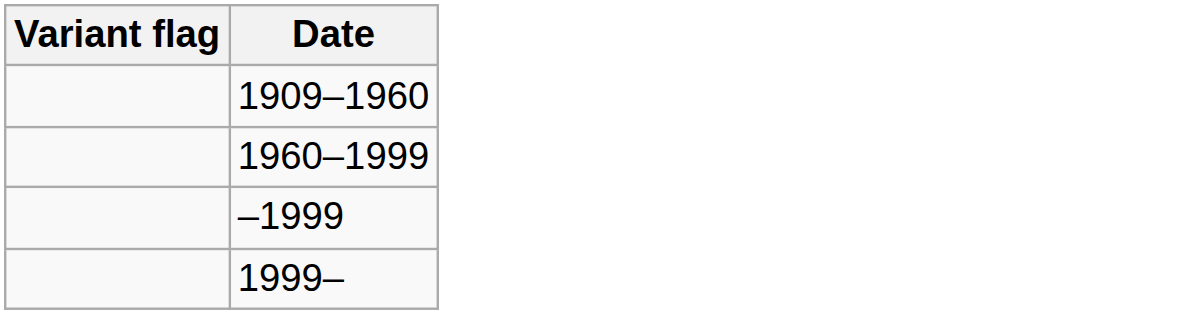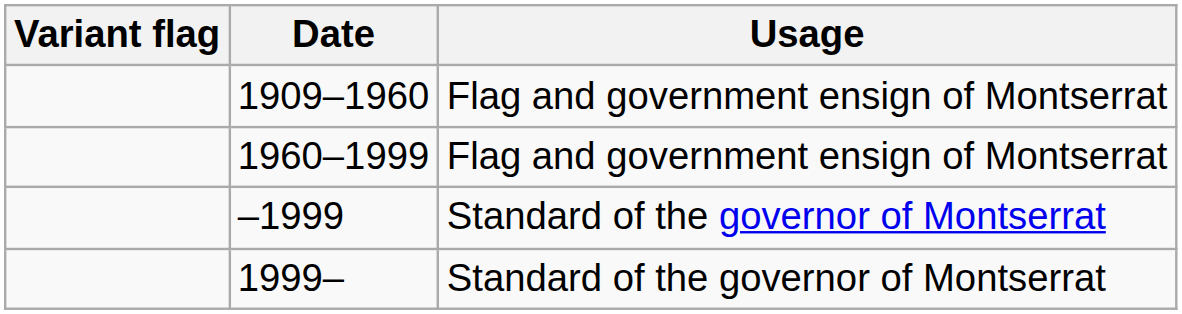+ column: (807, 34)
